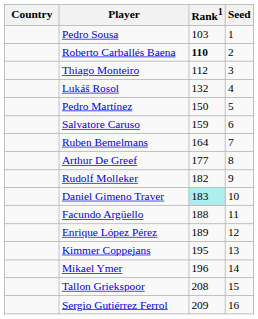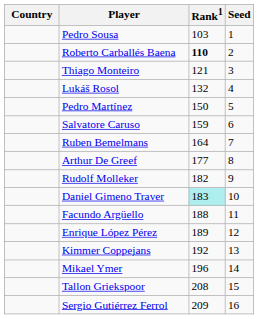(200, 70) 112 -> (200, 70) 121
(200, 250) 195 -> (200, 250) 192
